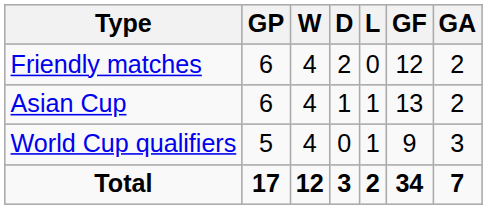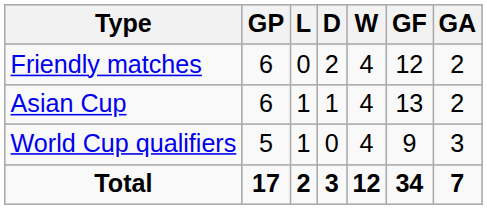columns swapped: (310, 24) <-> (373, 24)
